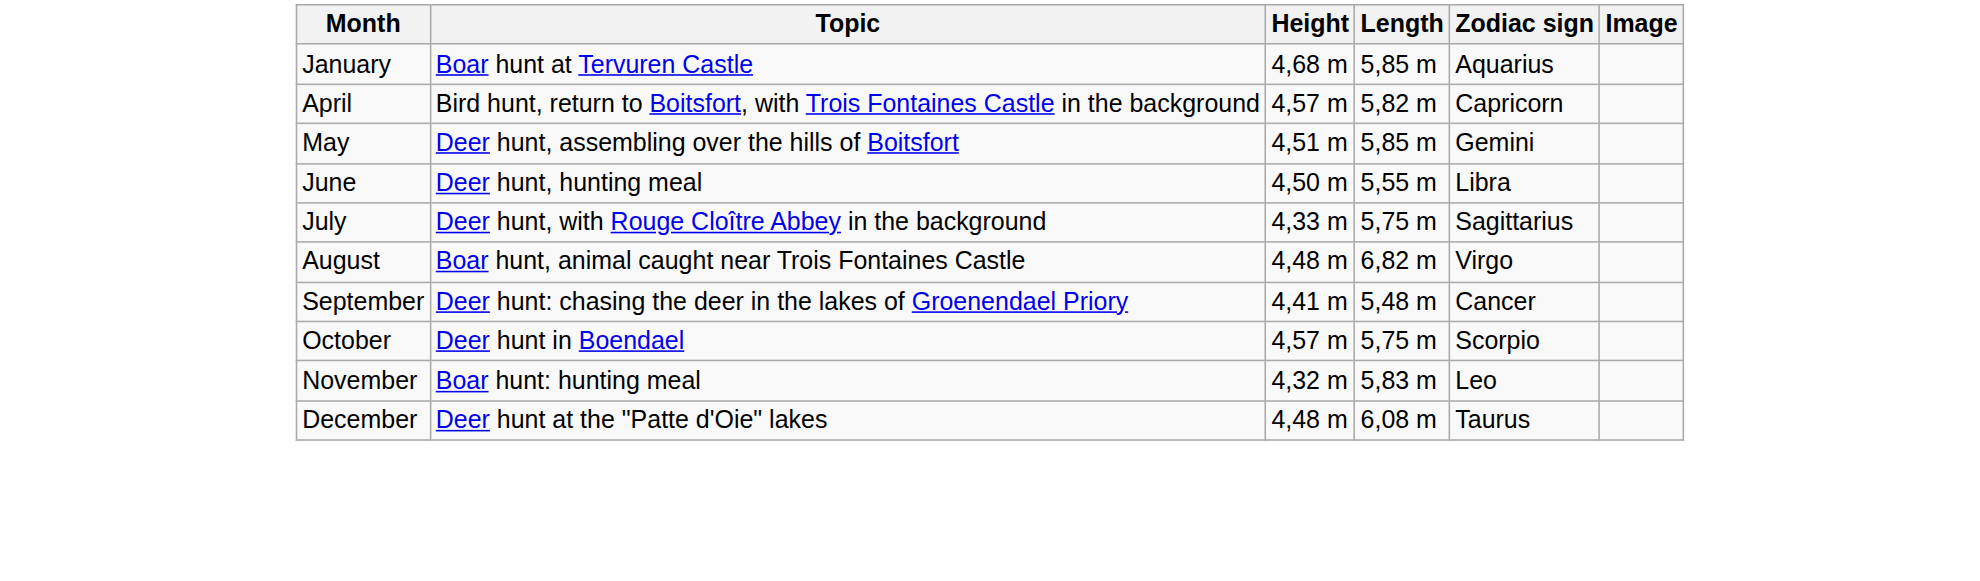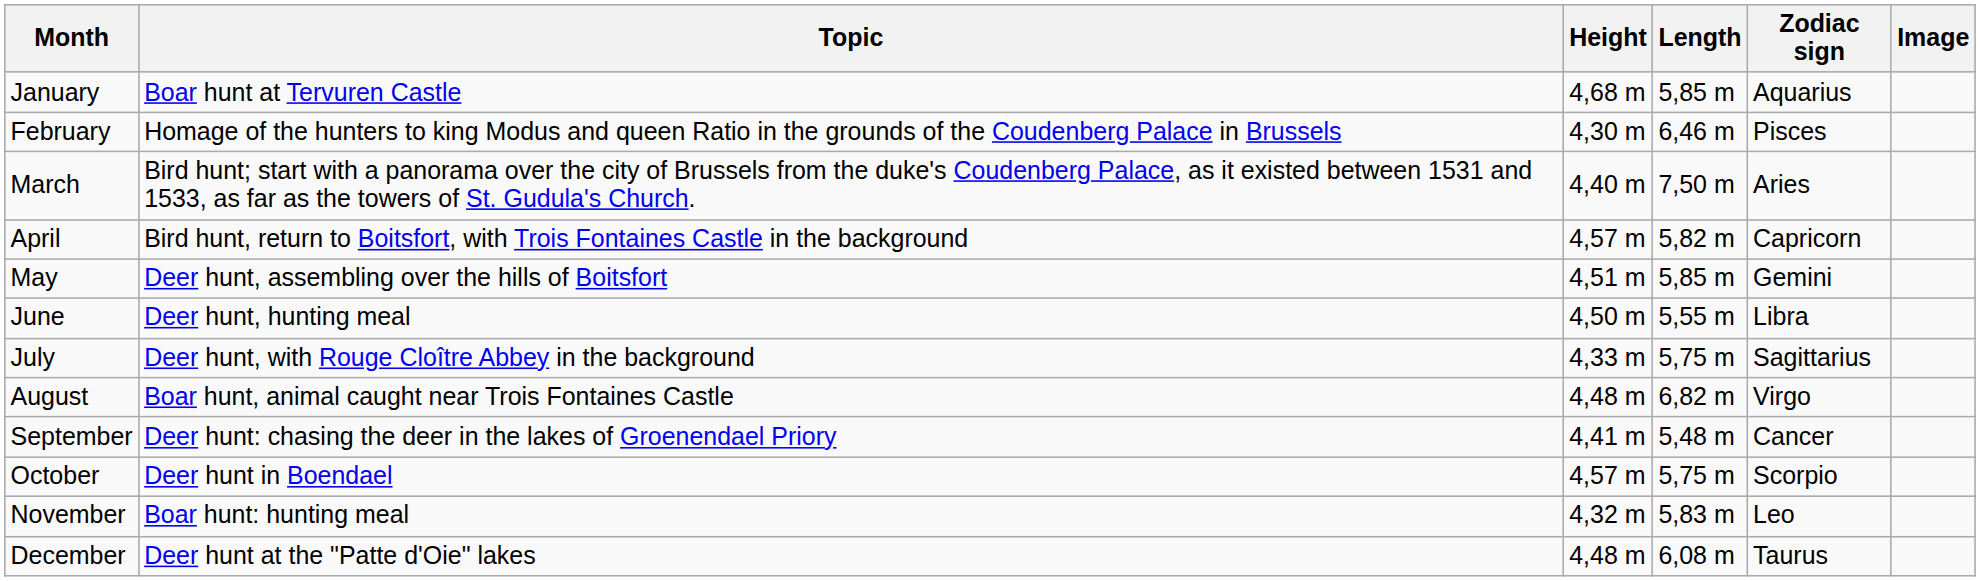+ row: (60, 131)
+ row: (45, 185)
